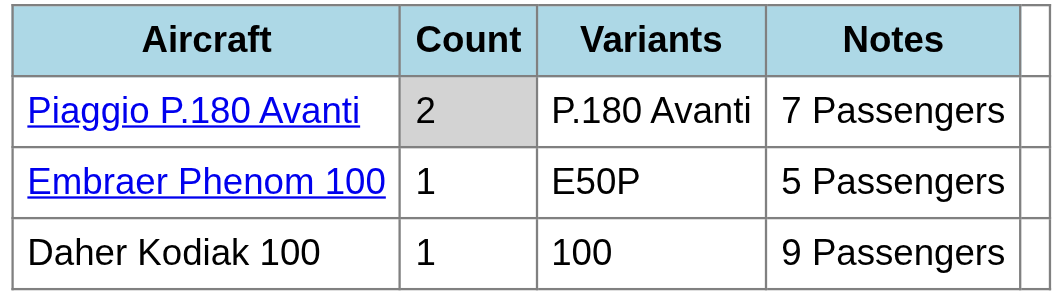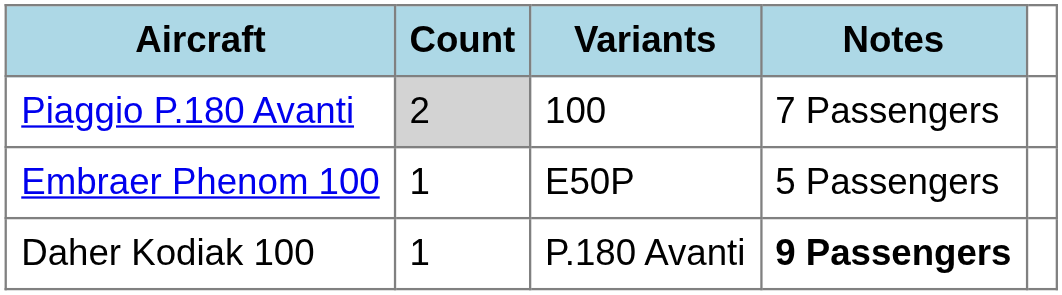(651, 110) P.180 Avanti -> (576, 110) 100
(582, 252) 100 -> (645, 252) P.180 Avanti
(893, 252) normal -> (893, 252) bold
